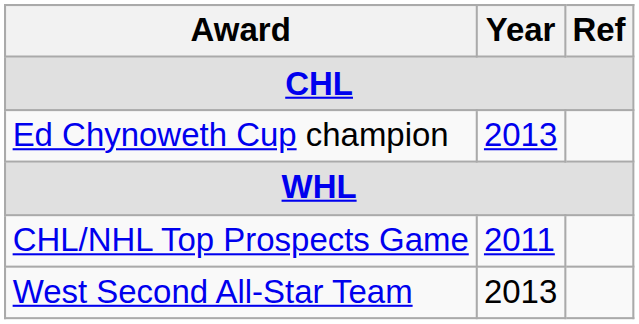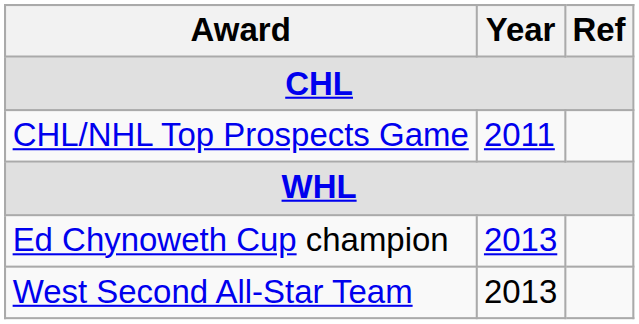rows swapped: (241, 239) <-> (231, 135)
